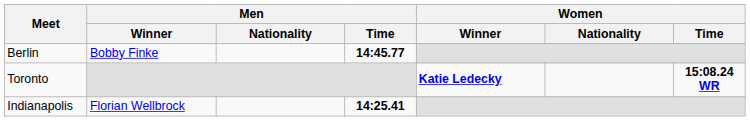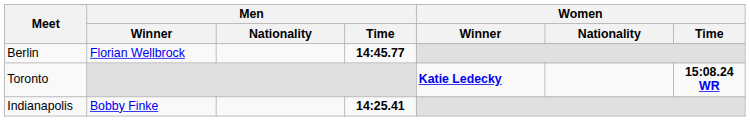(124, 53) Bobby Finke -> (137, 53) Florian Wellbrock
(137, 106) Florian Wellbrock -> (124, 106) Bobby Finke
